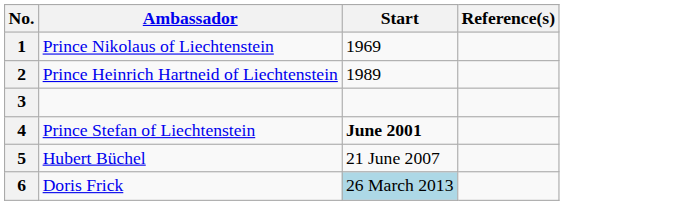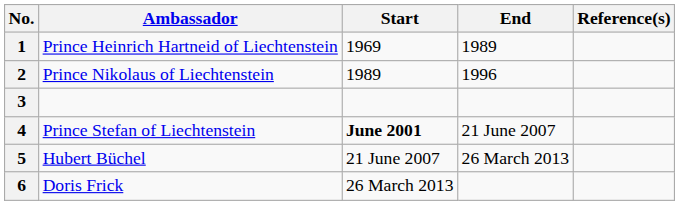+ column: (515, 18)
(158, 46) Prince Nikolaus of Liechtenstein -> (190, 46) Prince Heinrich Hartneid of Liechtenstein
(190, 74) Prince Heinrich Hartneid of Liechtenstein -> (158, 74) Prince Nikolaus of Liechtenstein
(400, 185) lightblue background -> (400, 185) no background
